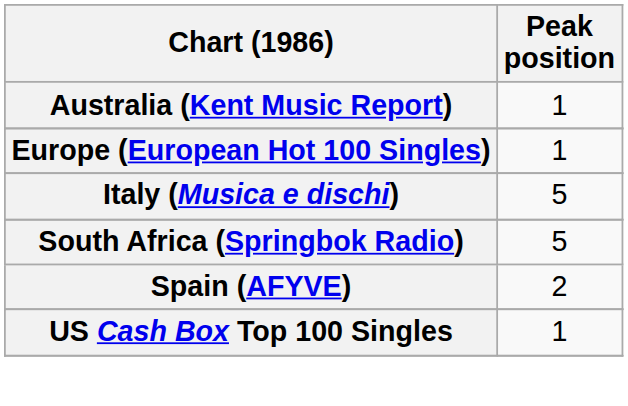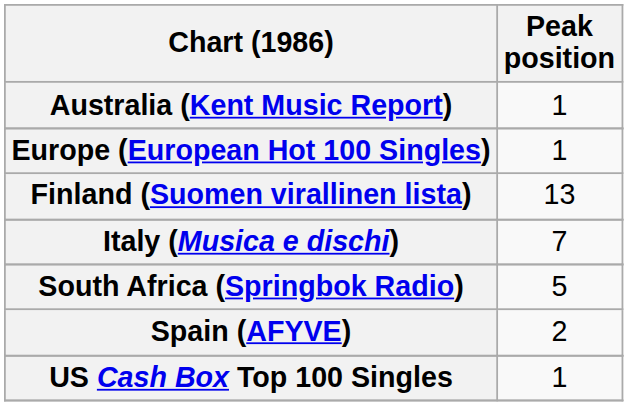+ row: (251, 195)
(559, 195) 5 -> (559, 241) 7
